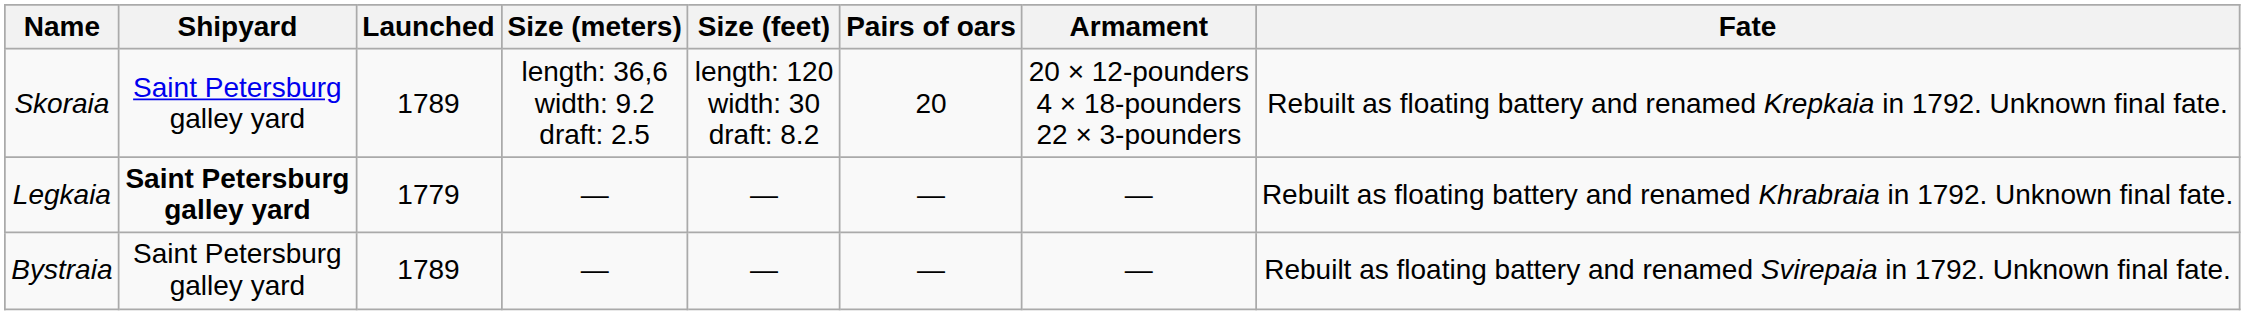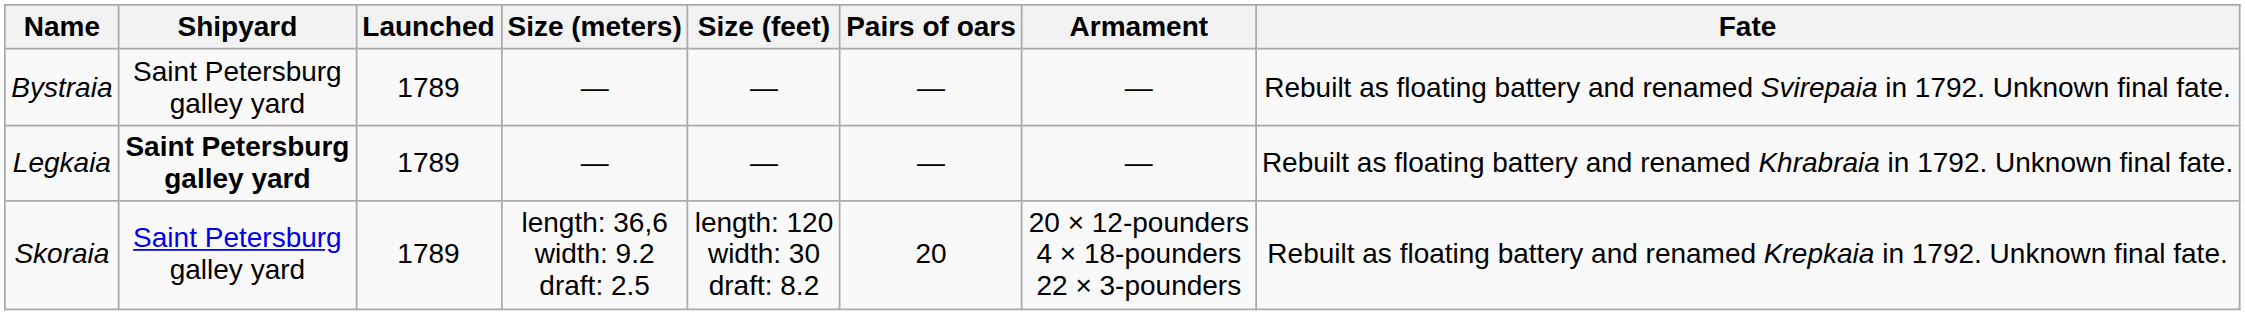rows swapped: (62, 102) <-> (62, 270)
(428, 194) 1779 -> (428, 162) 1789
